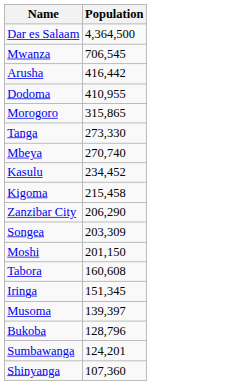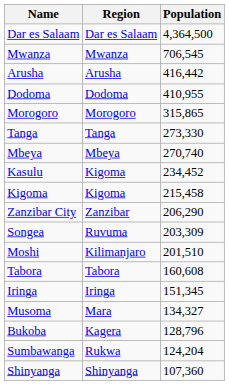+ column: (121, 14)
(105, 251) 201,150 -> (183, 251) 201,510
(105, 311) 139,397 -> (183, 311) 134,327
(105, 350) 124,201 -> (183, 350) 124,204
